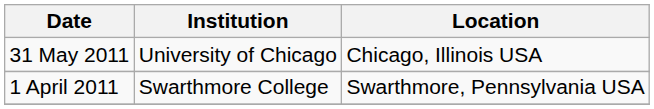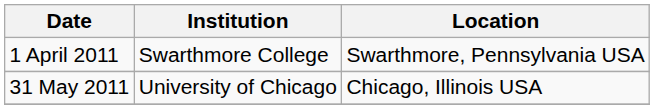rows swapped: (64, 87) <-> (69, 54)
